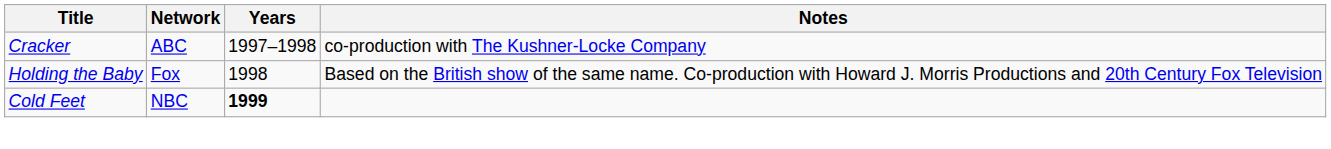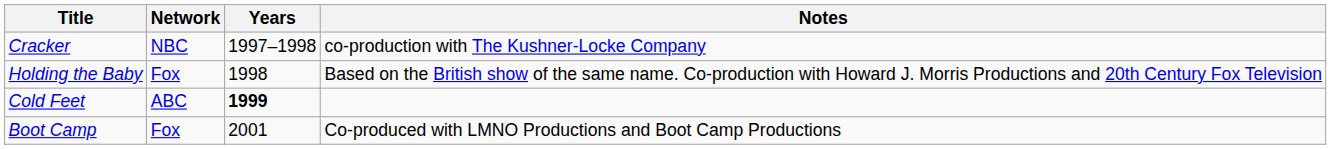(169, 46) ABC -> (169, 46) NBC
(169, 102) NBC -> (169, 102) ABC
+ row: (53, 130)
